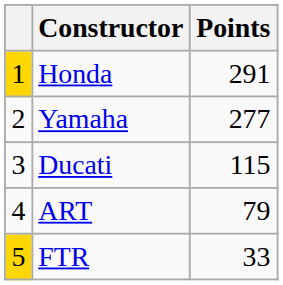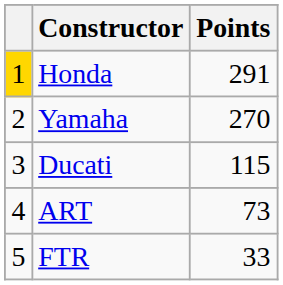(250, 119) 277 -> (250, 119) 270
(256, 211) 79 -> (256, 211) 73
(18, 256) gold background -> (18, 256) no background
